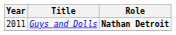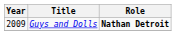(16, 24) 2011 -> (16, 24) 2009
